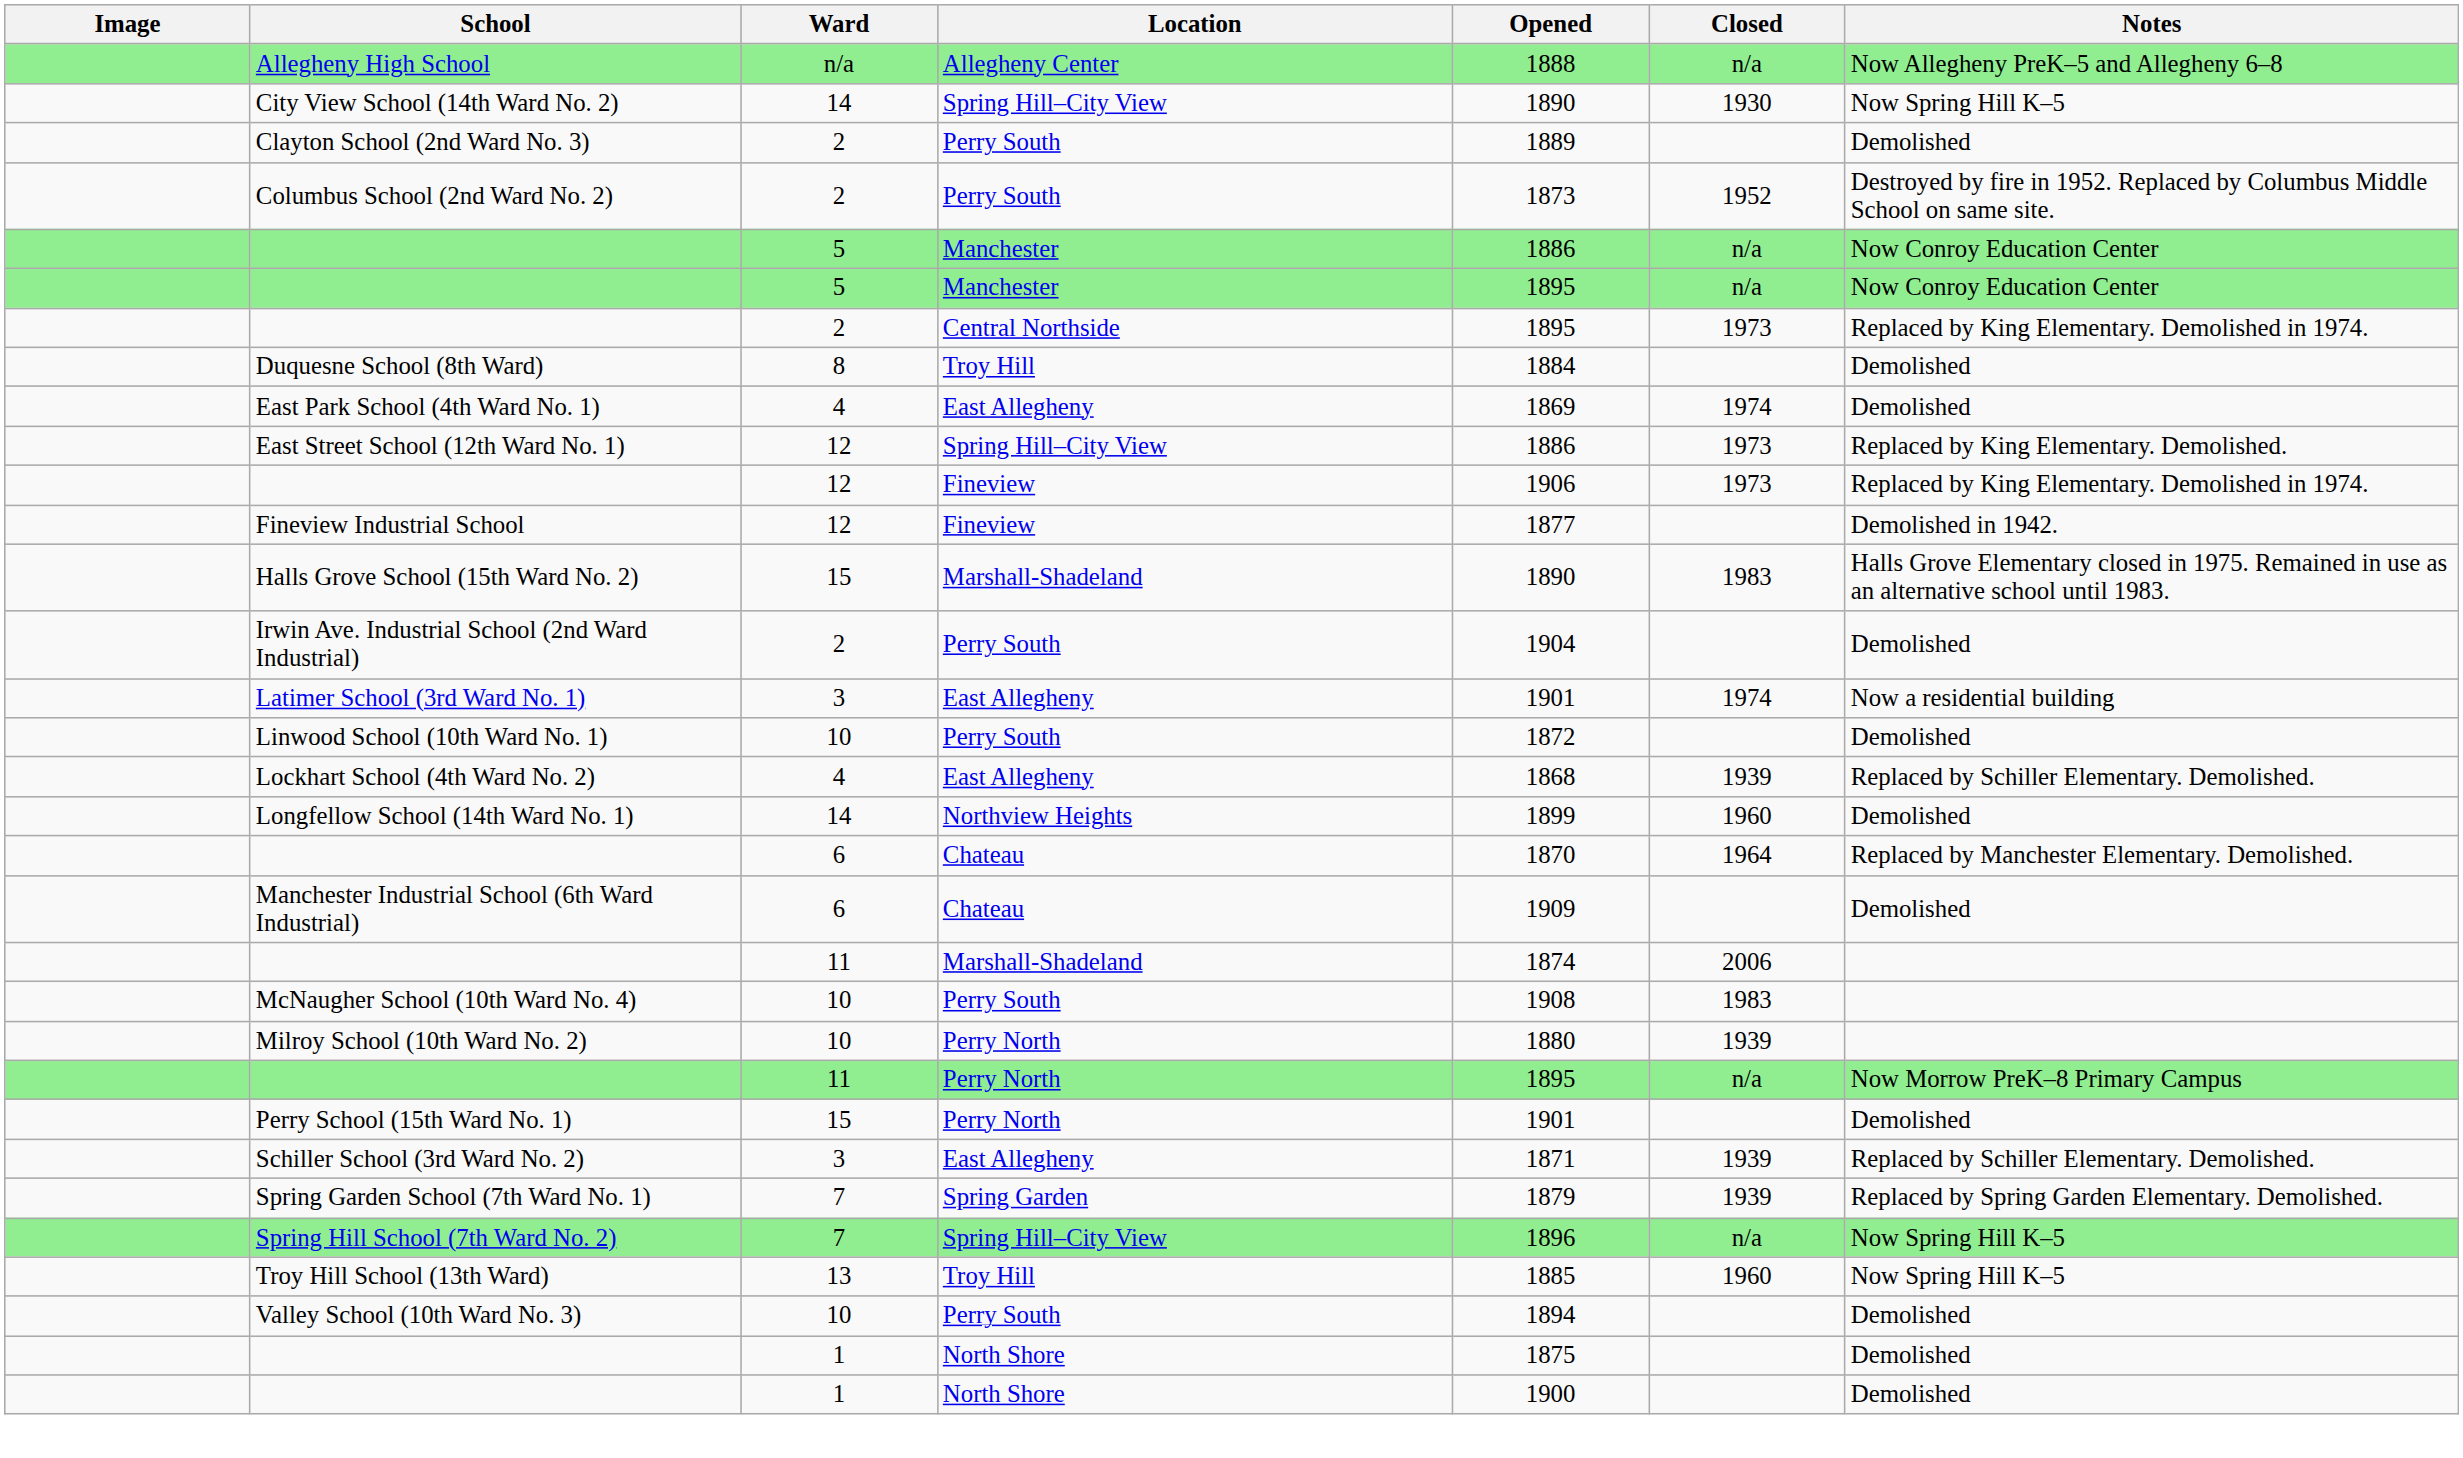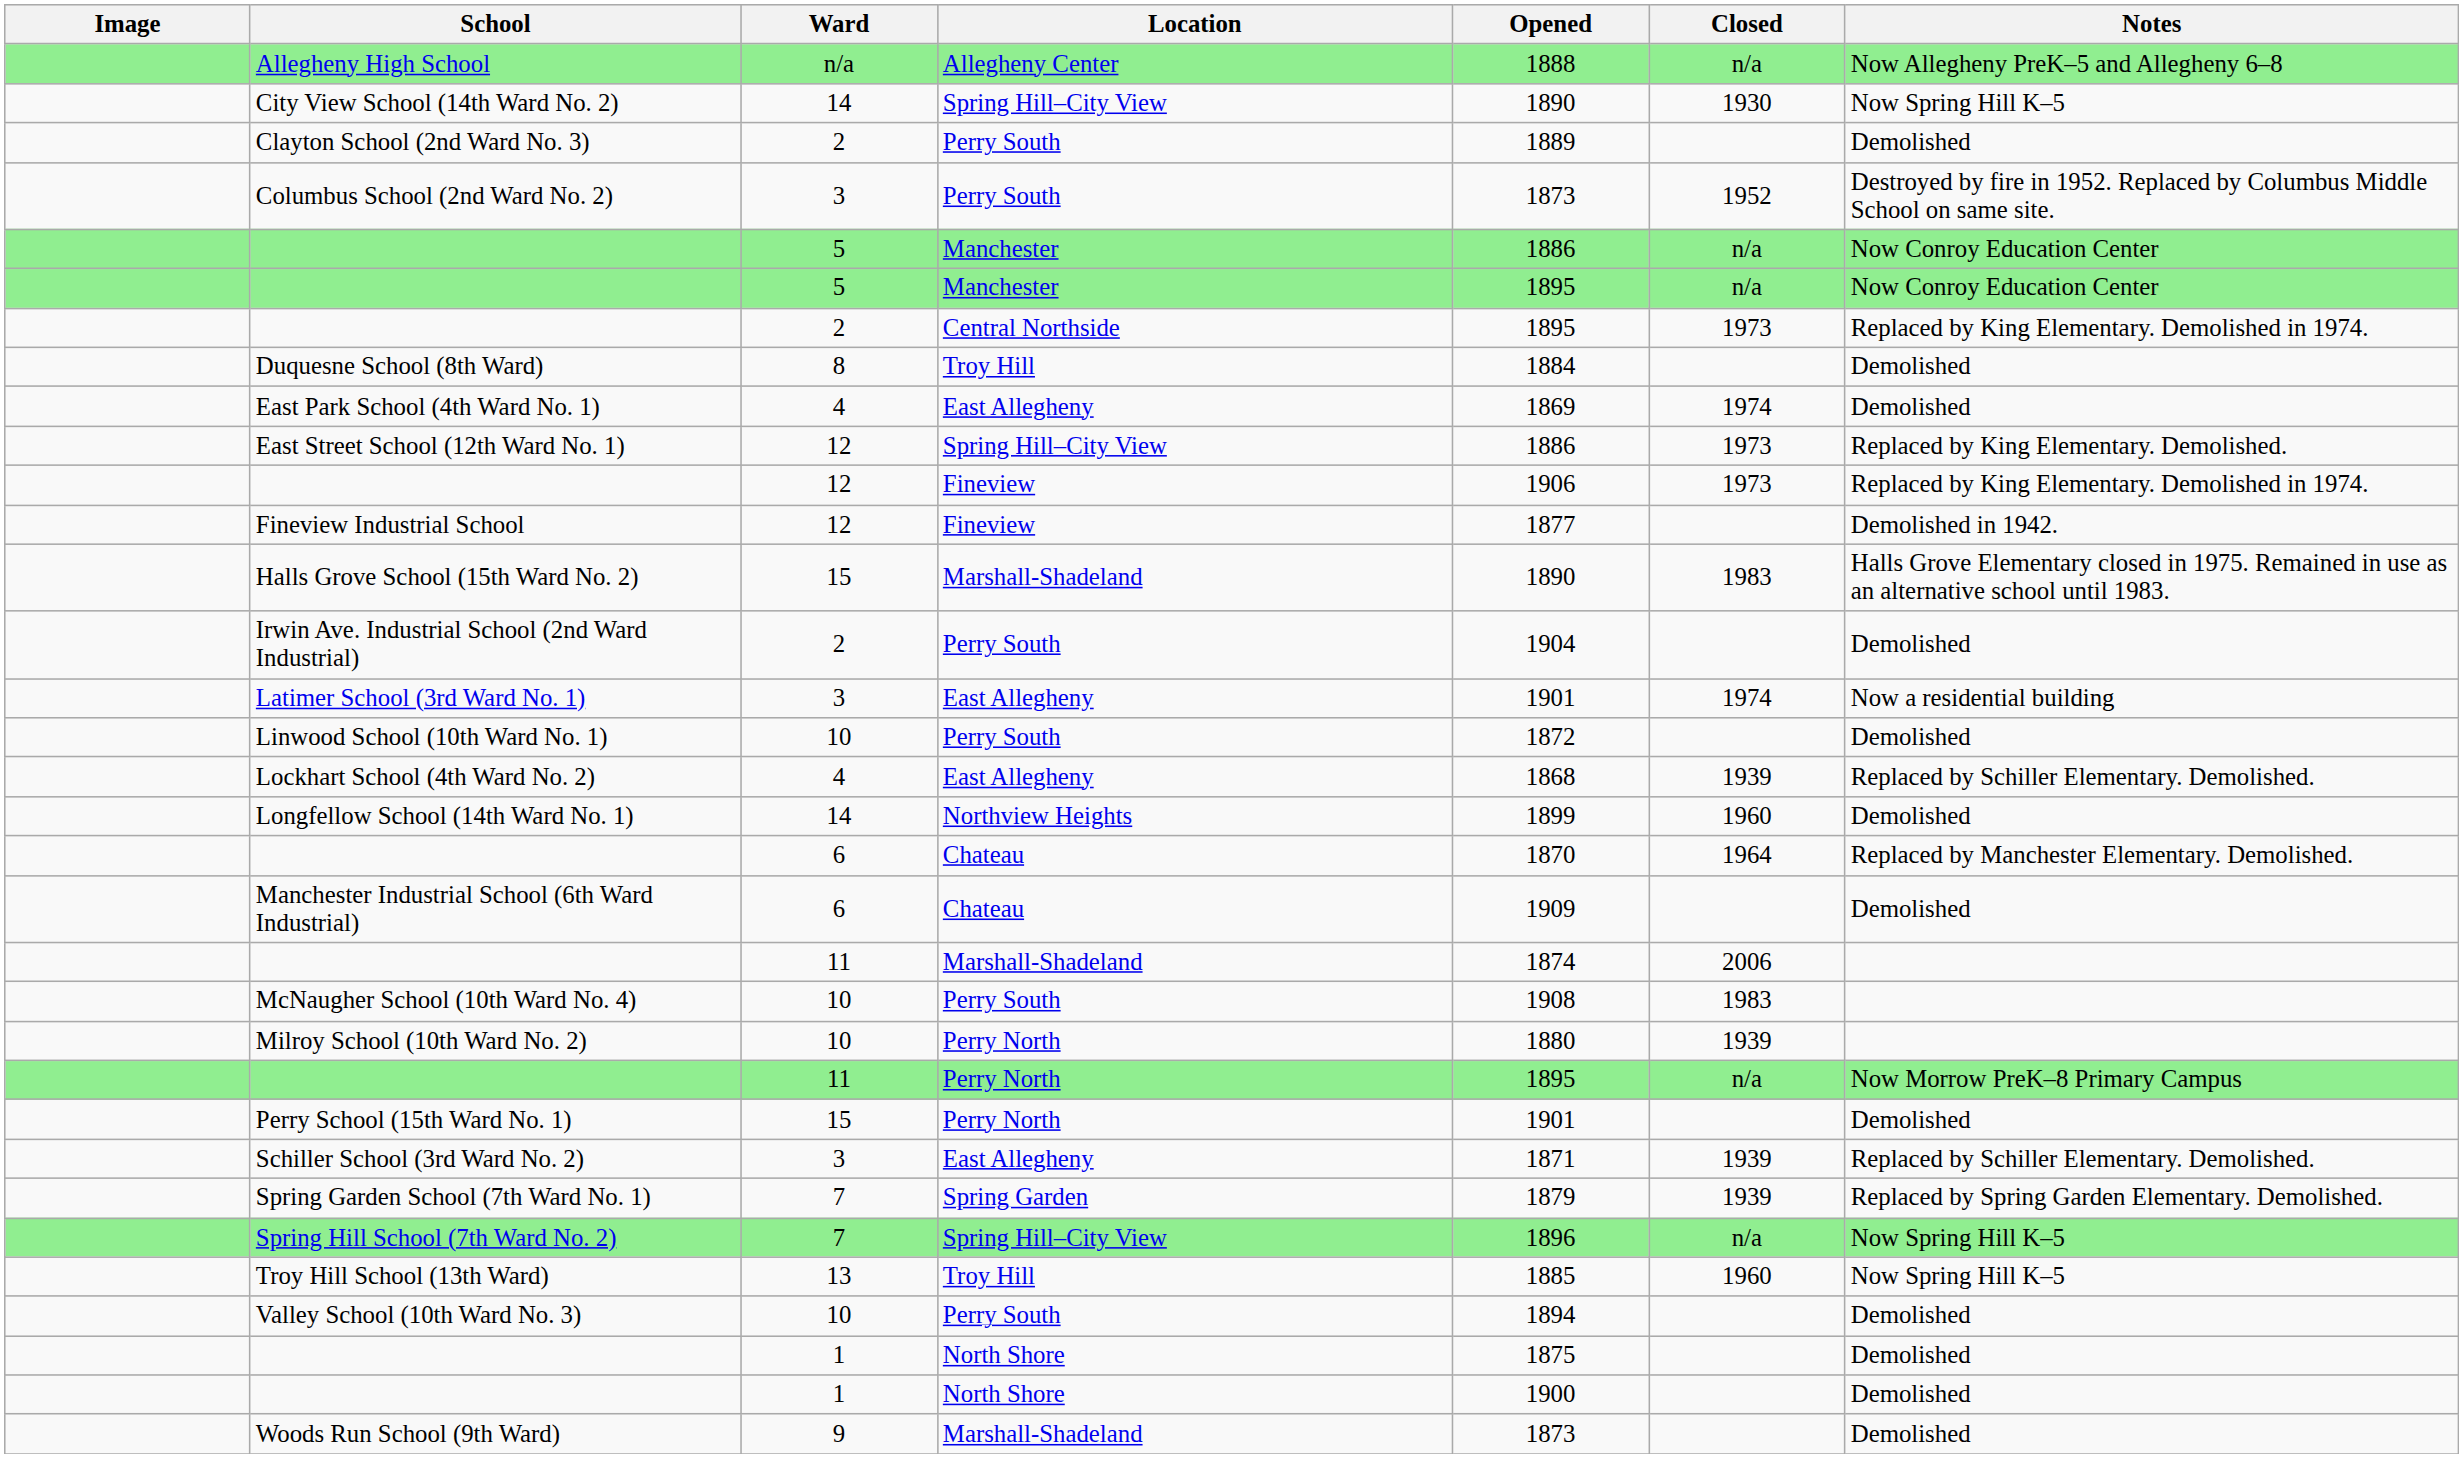(839, 195) 2 -> (839, 195) 3
+ row: (408, 1433)
